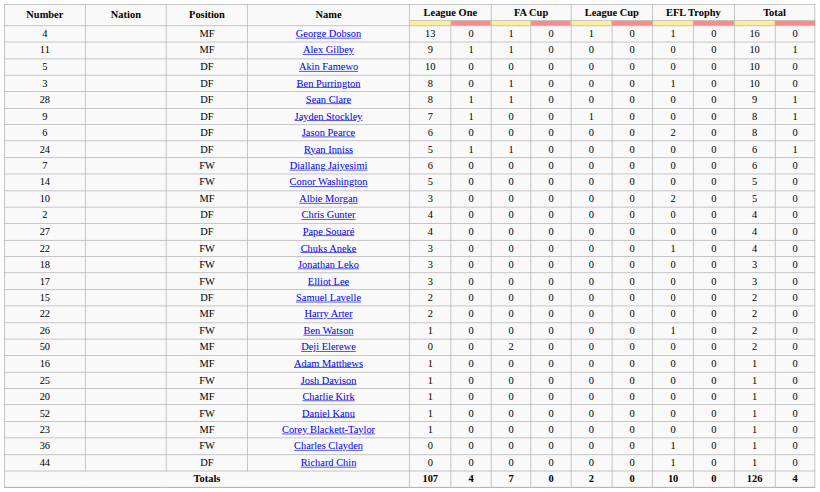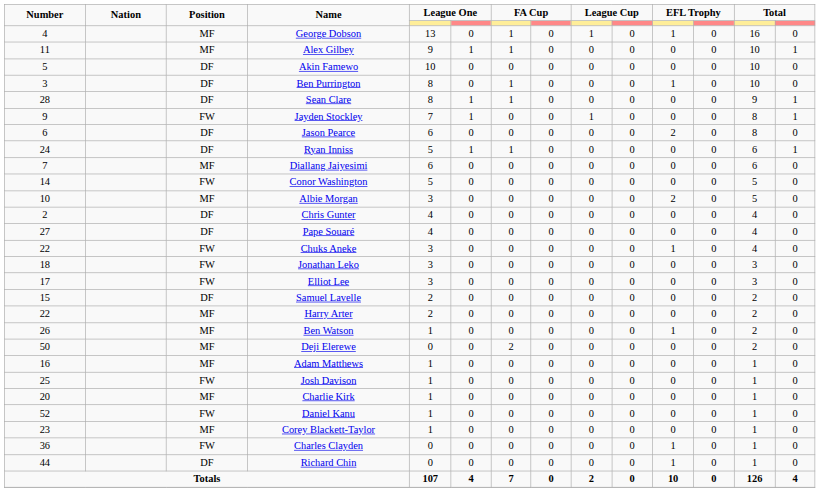(207, 116) DF -> (207, 116) FW
(207, 165) FW -> (207, 165) MF
(207, 330) FW -> (207, 330) MF
